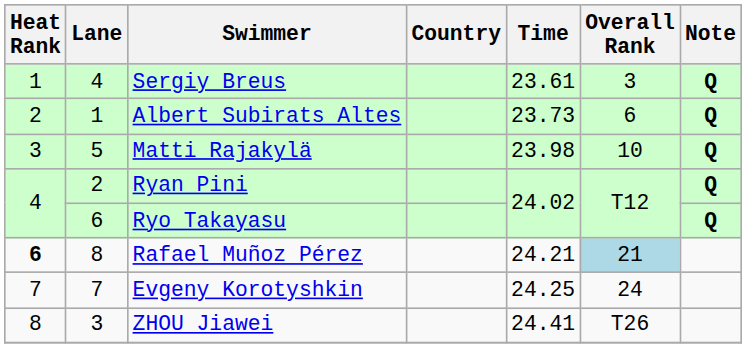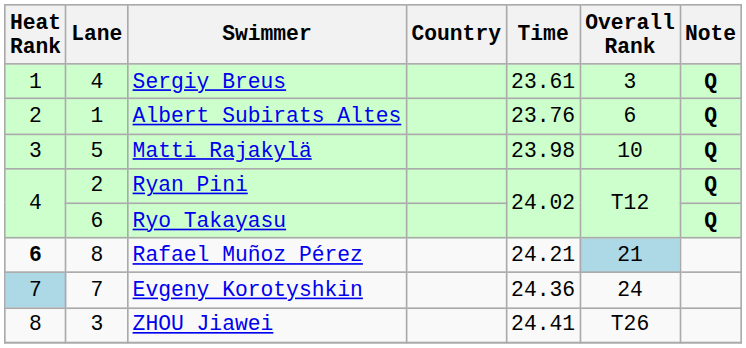(543, 116) 23.73 -> (543, 116) 23.76
(35, 290) no background -> (35, 290) lightblue background
(543, 290) 24.25 -> (543, 290) 24.36
